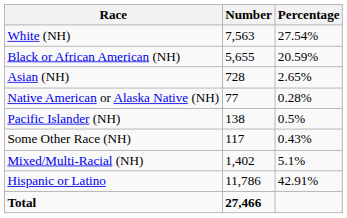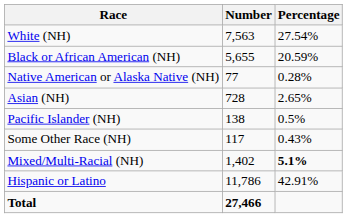rows swapped: (113, 98) <-> (38, 77)
(292, 160) normal -> (293, 160) bold
